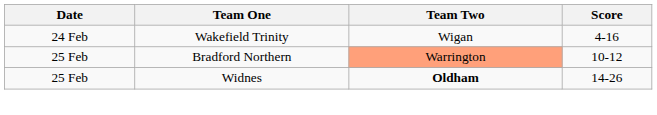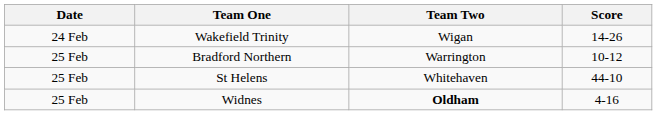(607, 36) 4-16 -> (607, 36) 14-26
(455, 57) lightsalmon background -> (455, 57) no background
+ row: (242, 78)
(607, 78) 14-26 -> (607, 99) 4-16
